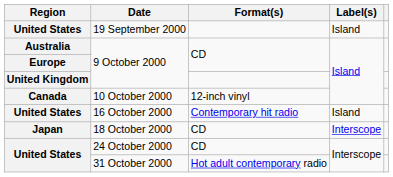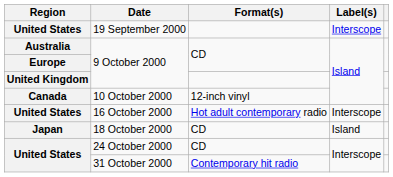(346, 29) Island -> (357, 29) Interscope
(245, 113) Contemporary hit radio -> (259, 113) Hot adult contemporary radio
(346, 113) Island -> (357, 113) Interscope
(357, 130) Interscope -> (346, 130) Island
(259, 163) Hot adult contemporary radio -> (245, 163) Contemporary hit radio
